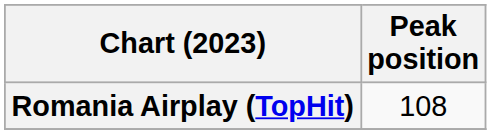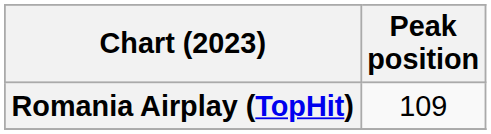(423, 105) 108 -> (423, 105) 109
